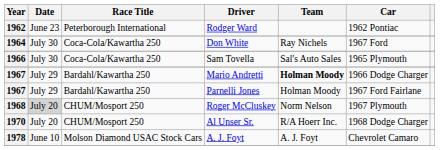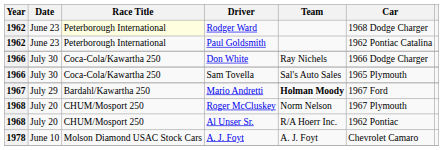(115, 28) no background -> (115, 28) lightyellow background
(373, 28) 1962 Pontiac -> (388, 28) 1968 Dodge Charger
+ row: (236, 44)
(16, 44) 1964 -> (16, 59) 1966
(368, 44) 1967 Ford -> (388, 59) 1966 Dodge Charger
(388, 75) 1966 Dodge Charger -> (368, 91) 1967 Ford
- row: (233, 91)
(44, 106) lightgrey background -> (44, 106) no background
(16, 122) 1970 -> (16, 122) 1968
(388, 122) 1968 Dodge Charger -> (373, 122) 1962 Pontiac
